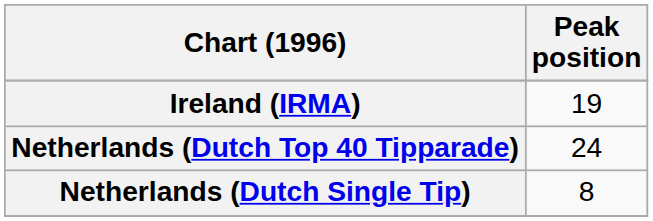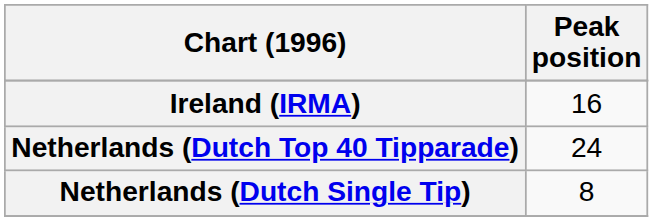(587, 103) 19 -> (587, 103) 16
